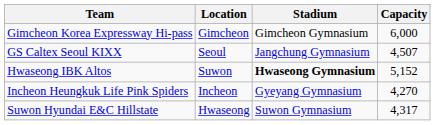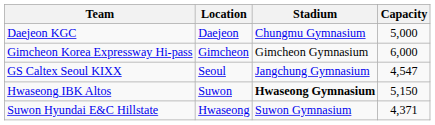+ row: (42, 33)
(404, 52) 4,507 -> (404, 71) 4,547
(404, 71) 5,152 -> (404, 91) 5,150
- row: (98, 91)
(404, 110) 4,317 -> (404, 110) 4,371
